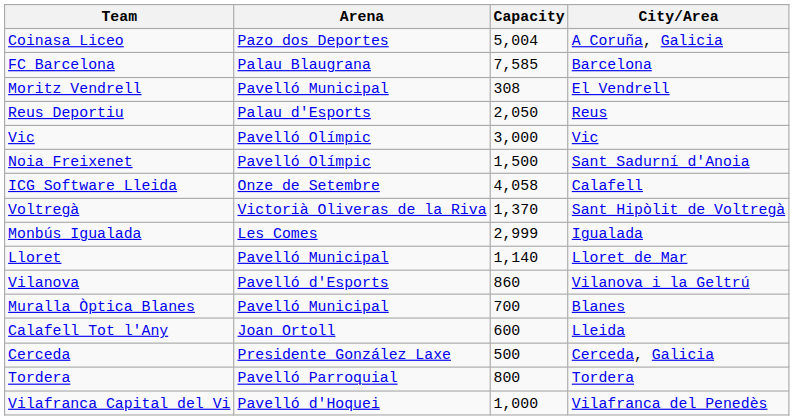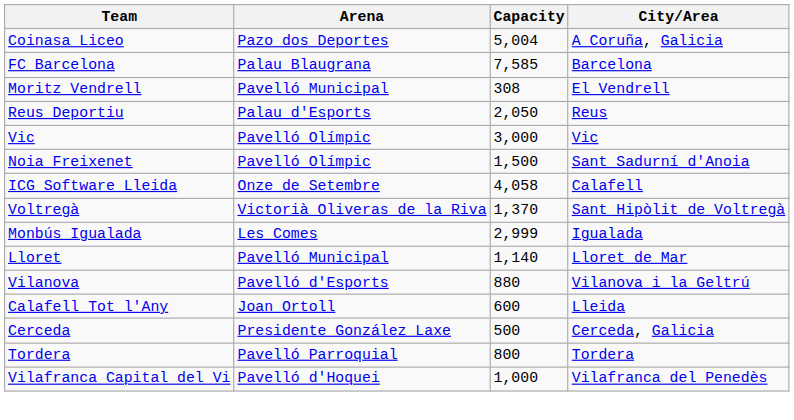(507, 282) 860 -> (507, 282) 880
- row: (101, 306)
